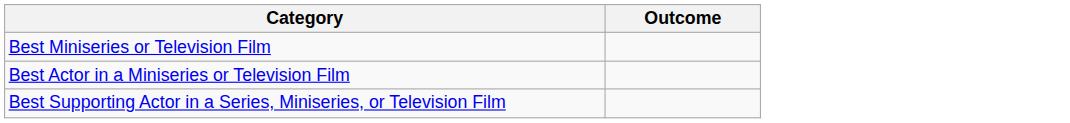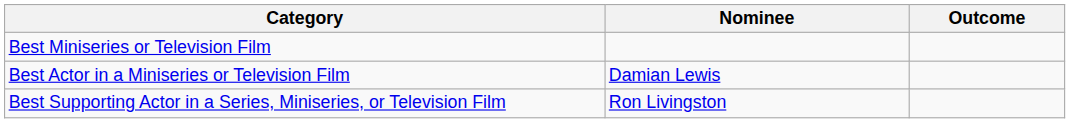+ column: (757, 18)
